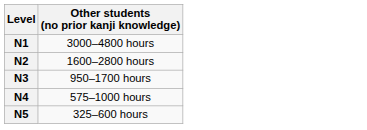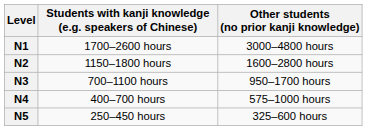+ column: (133, 21)
